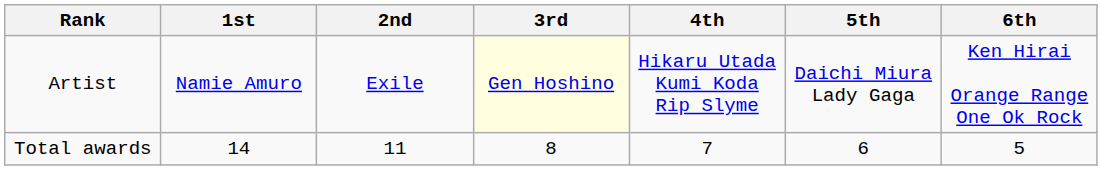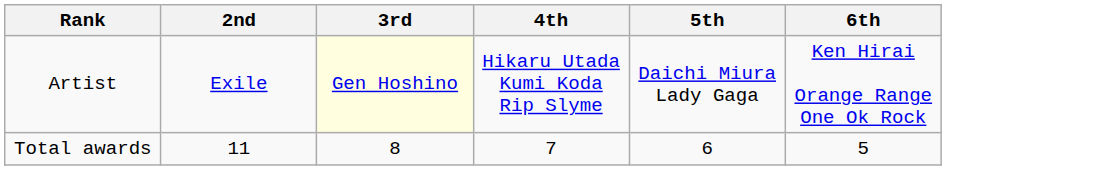- column: (239, 20)
